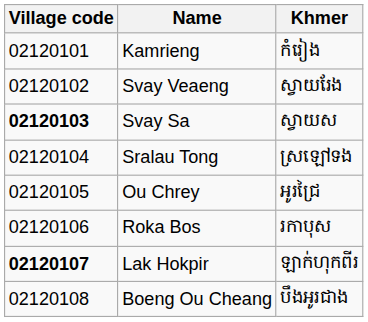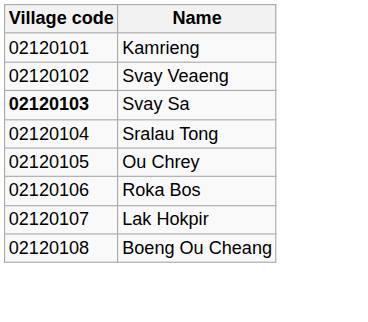- column: (319, 18)
(49, 263) bold -> (49, 219) normal
